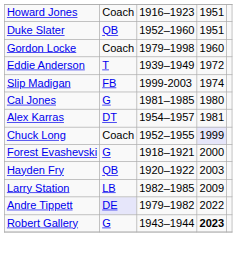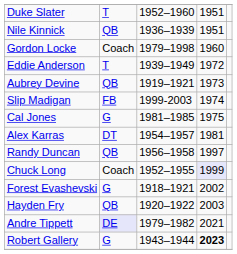- row: (42, 13)
(110, 30) QB -> (106, 13) T
+ row: (36, 30)
+ row: (43, 83)
(212, 100) 1980 -> (212, 118) 1975
+ row: (43, 153)
(212, 153) 2000 -> (212, 188) 2002
- row: (38, 188)
(212, 205) 2022 -> (212, 223) 2021
